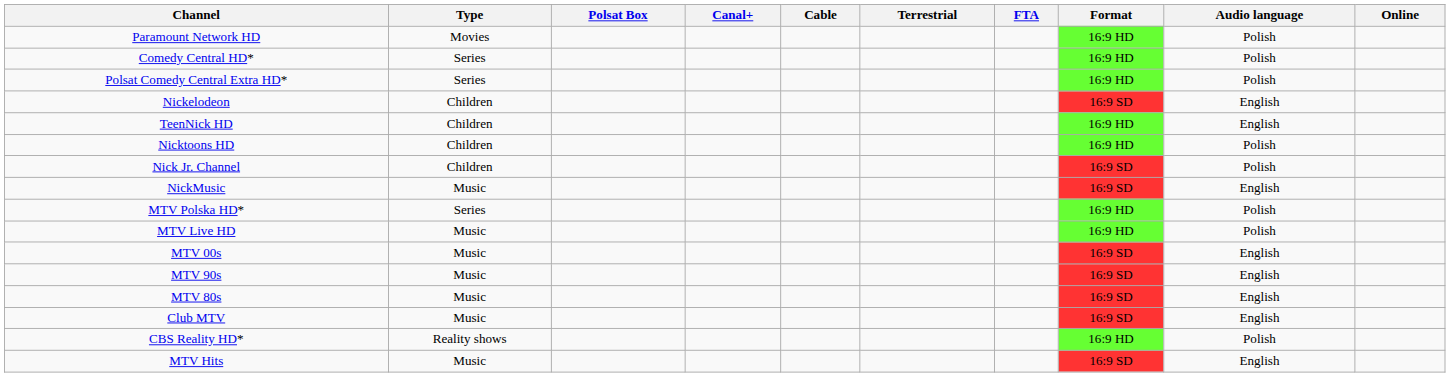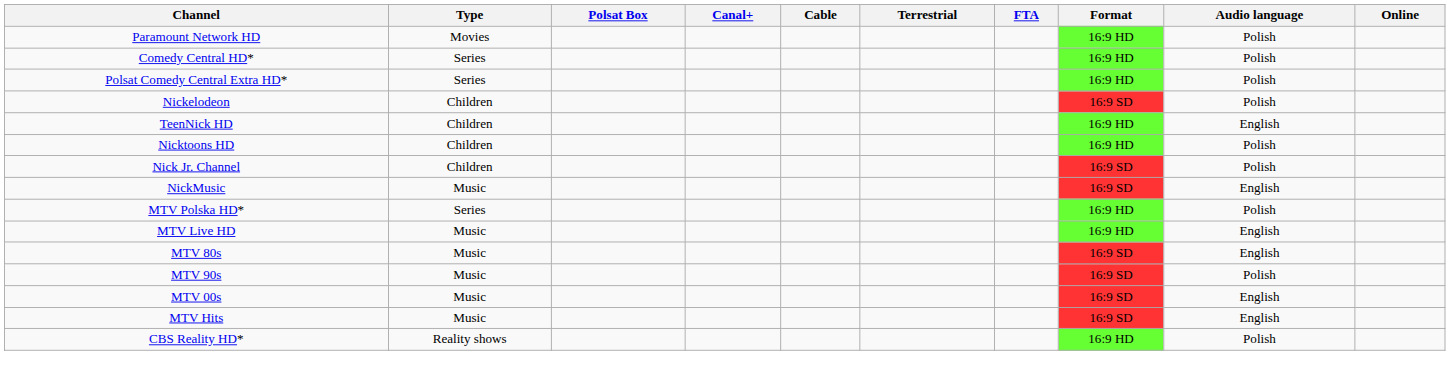(1259, 102) English -> (1259, 102) Polish
(1259, 231) Polish -> (1259, 231) English
rows swapped: (196, 296) <-> (196, 253)
(1259, 275) English -> (1259, 275) Polish
- row: (196, 318)
rows swapped: (196, 361) <-> (196, 339)
